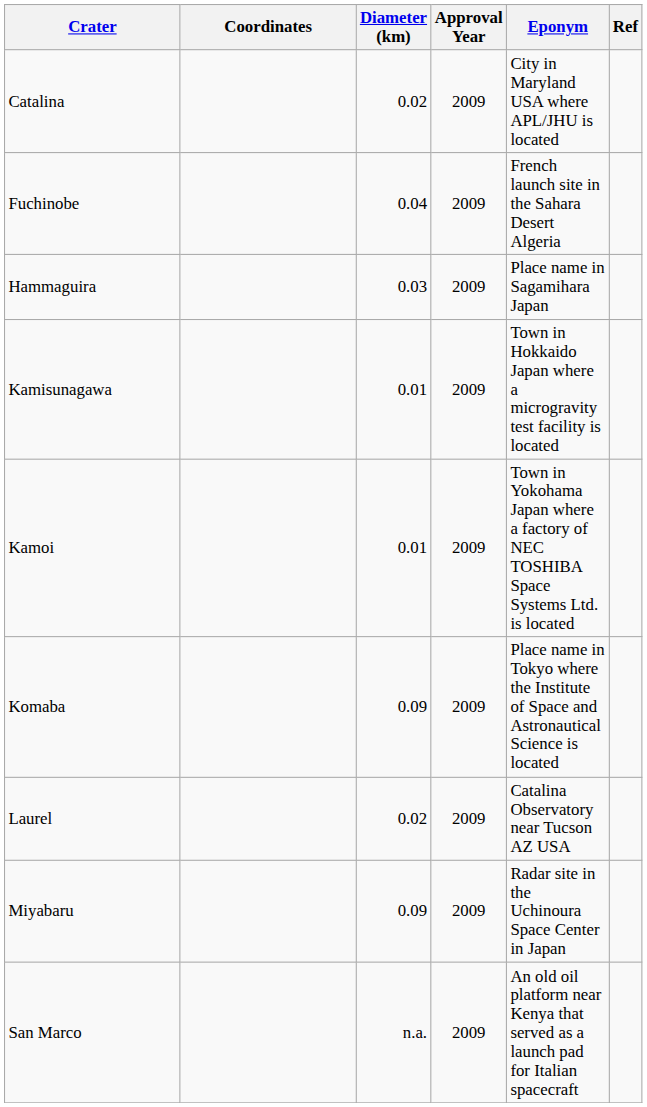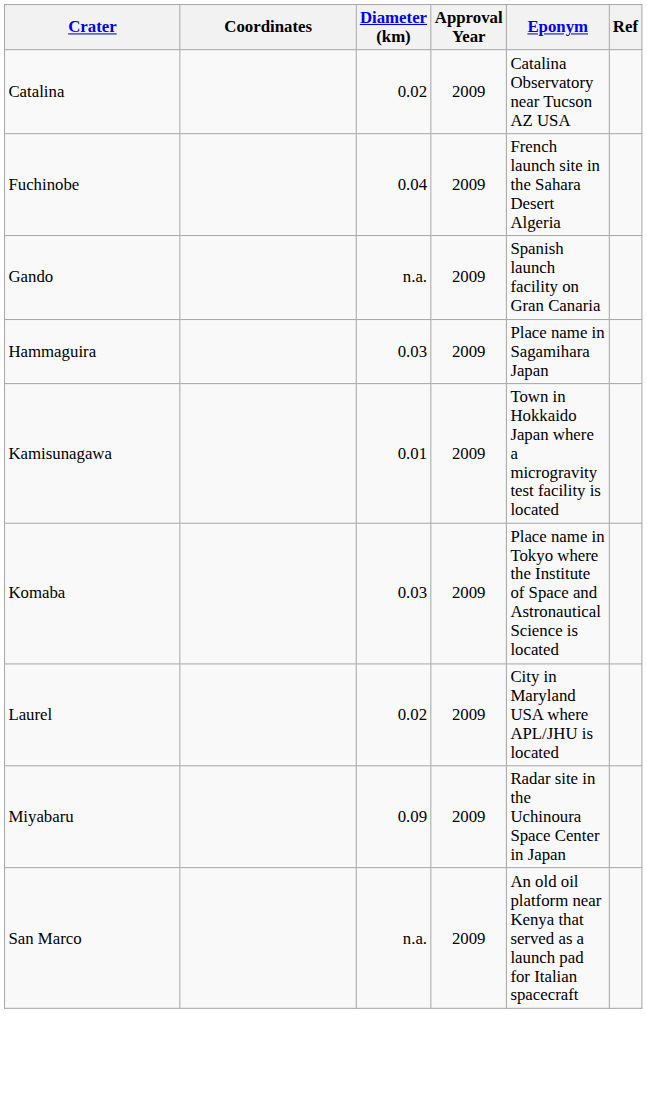(552, 101) City in Maryland USA where APL/JHU is located -> (552, 91) Catalina Observatory near Tucson AZ USA
+ row: (31, 277)
- row: (31, 547)
(412, 706) 0.09 -> (412, 593) 0.03
(552, 818) Catalina Observatory near Tucson AZ USA -> (552, 714) City in Maryland USA where APL/JHU is located
